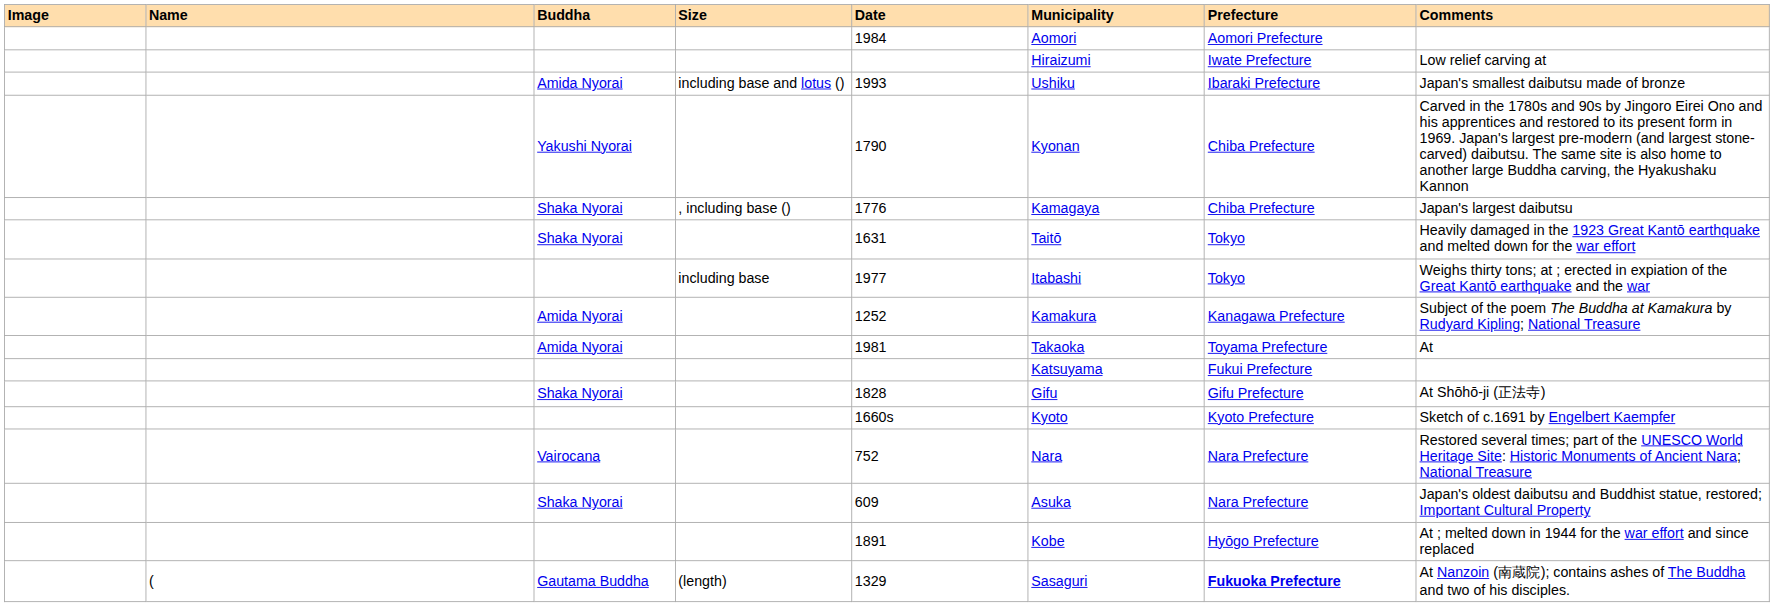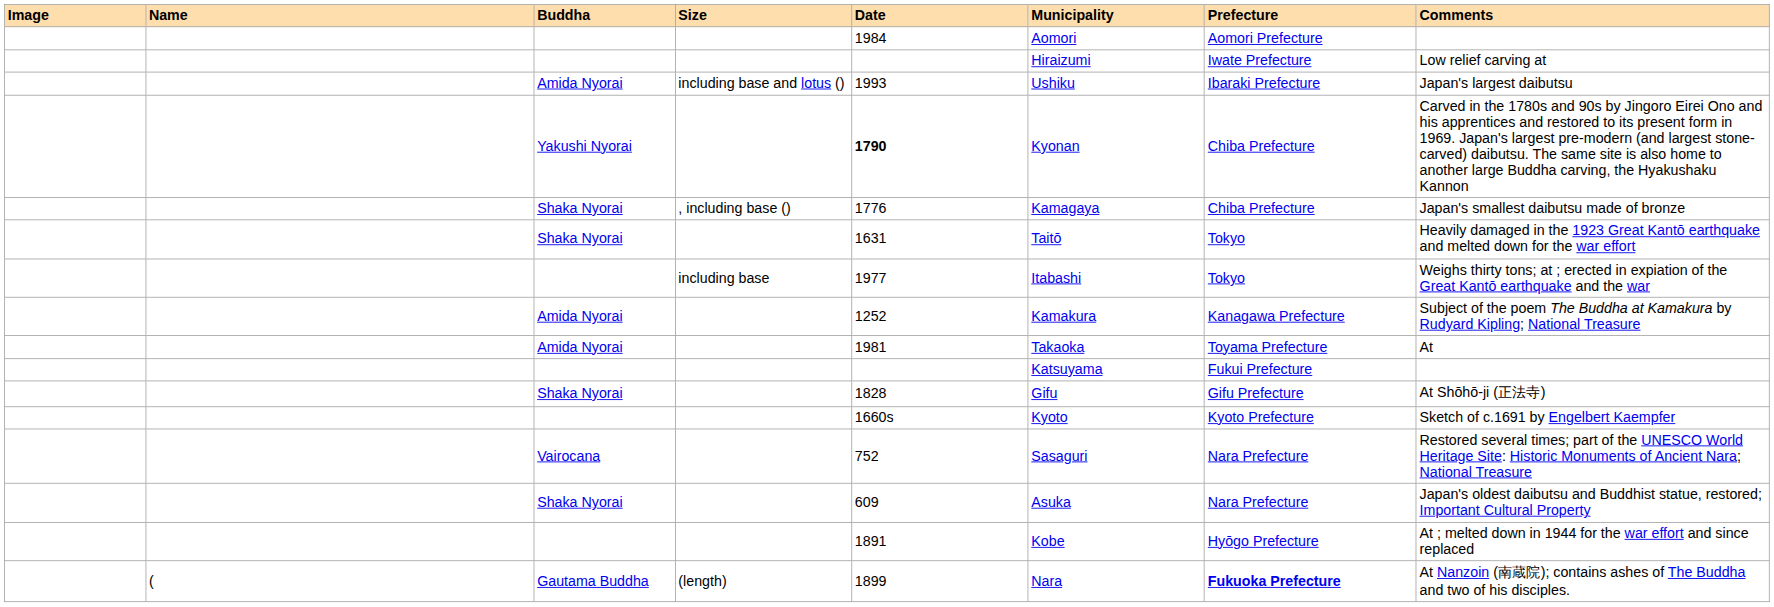(1552, 83) Japan's smallest daibutsu made of bronze -> (1496, 83) Japan's largest daibutsu
(871, 146) normal -> (871, 146) bold
(1496, 208) Japan's largest daibutsu -> (1552, 208) Japan's smallest daibutsu made of bronze
(1047, 456) Nara -> (1059, 456) Sasaguri
(871, 581) 1329 -> (871, 581) 1899
(1059, 581) Sasaguri -> (1047, 581) Nara
